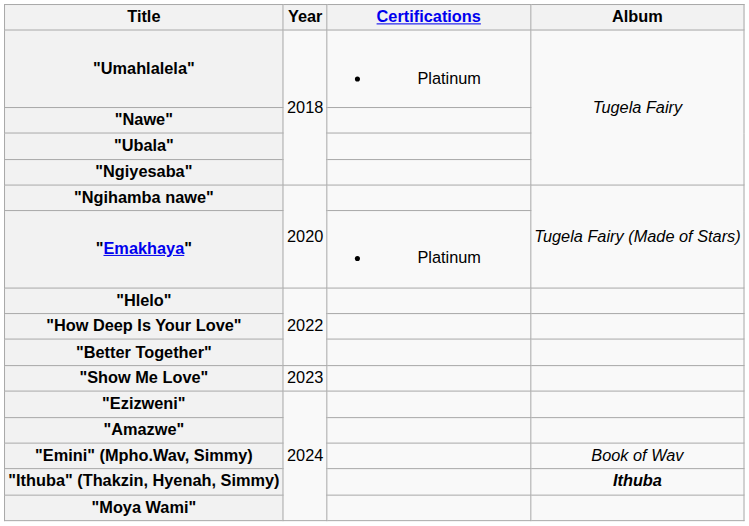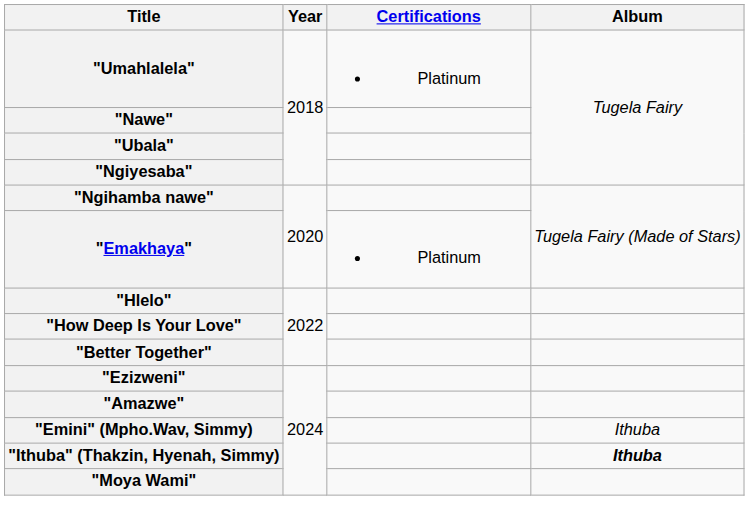- row: (144, 378)
(637, 455) Book of Wav -> (637, 430) Ithuba
